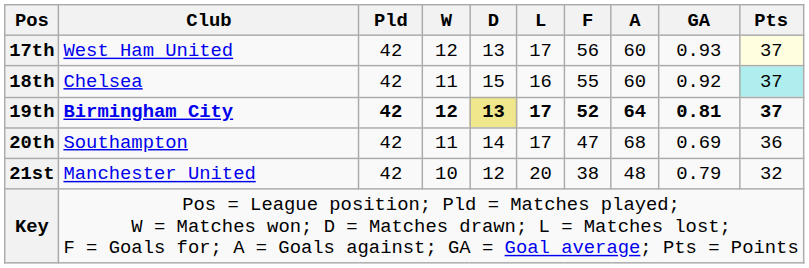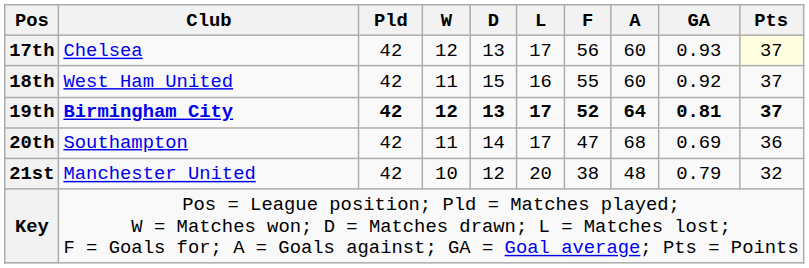(148, 51) West Ham United -> (103, 51) Chelsea
(103, 82) Chelsea -> (148, 82) West Ham United
(771, 82) paleturquoise background -> (771, 82) no background
(494, 112) khaki background -> (494, 112) no background
